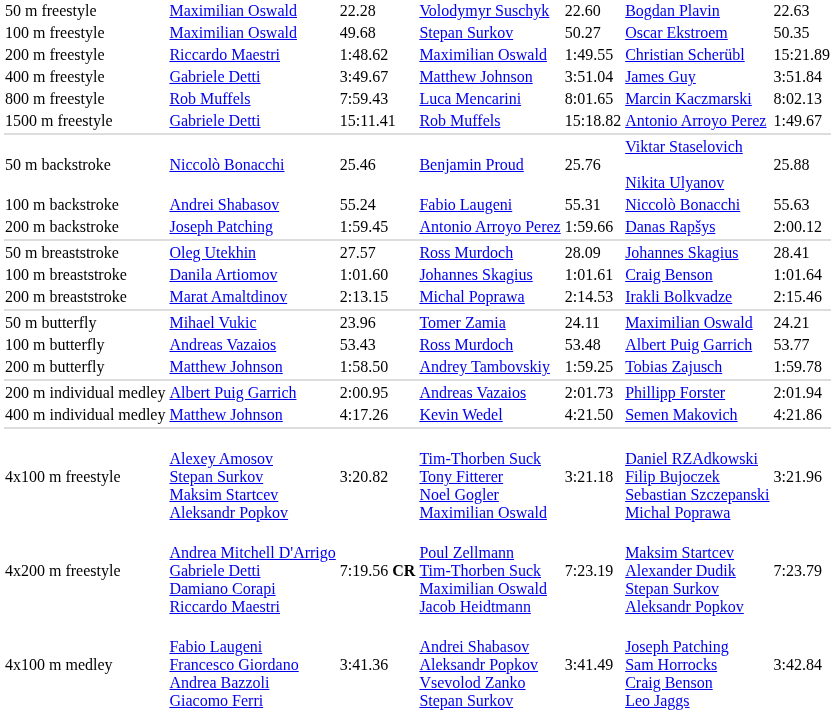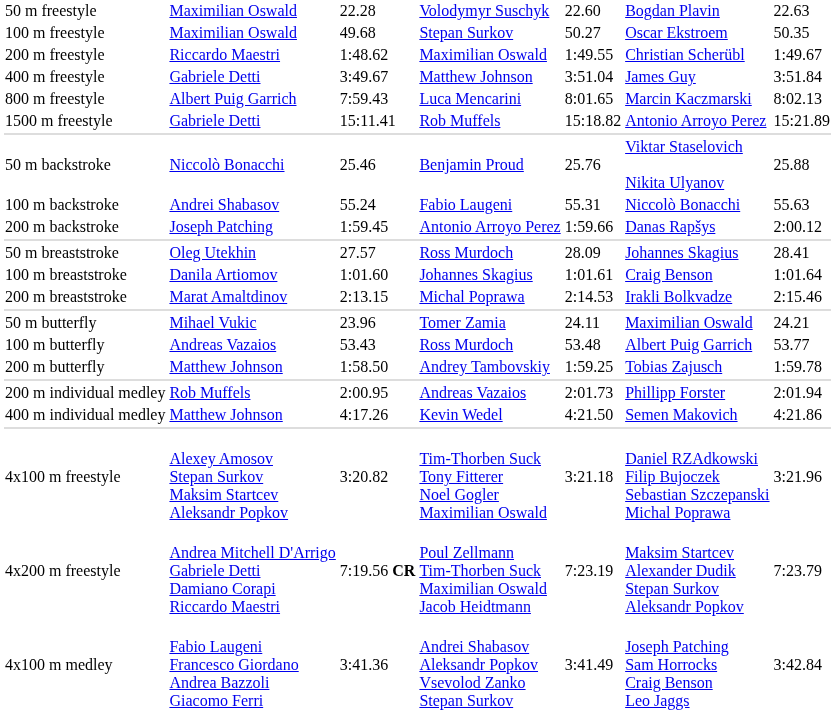(802, 54) 15:21.89 -> (798, 54) 1:49.67
(210, 98) Rob Muffels -> (233, 98) Albert Puig Garrich
(798, 120) 1:49.67 -> (802, 120) 15:21.89
(233, 392) Albert Puig Garrich -> (210, 392) Rob Muffels
